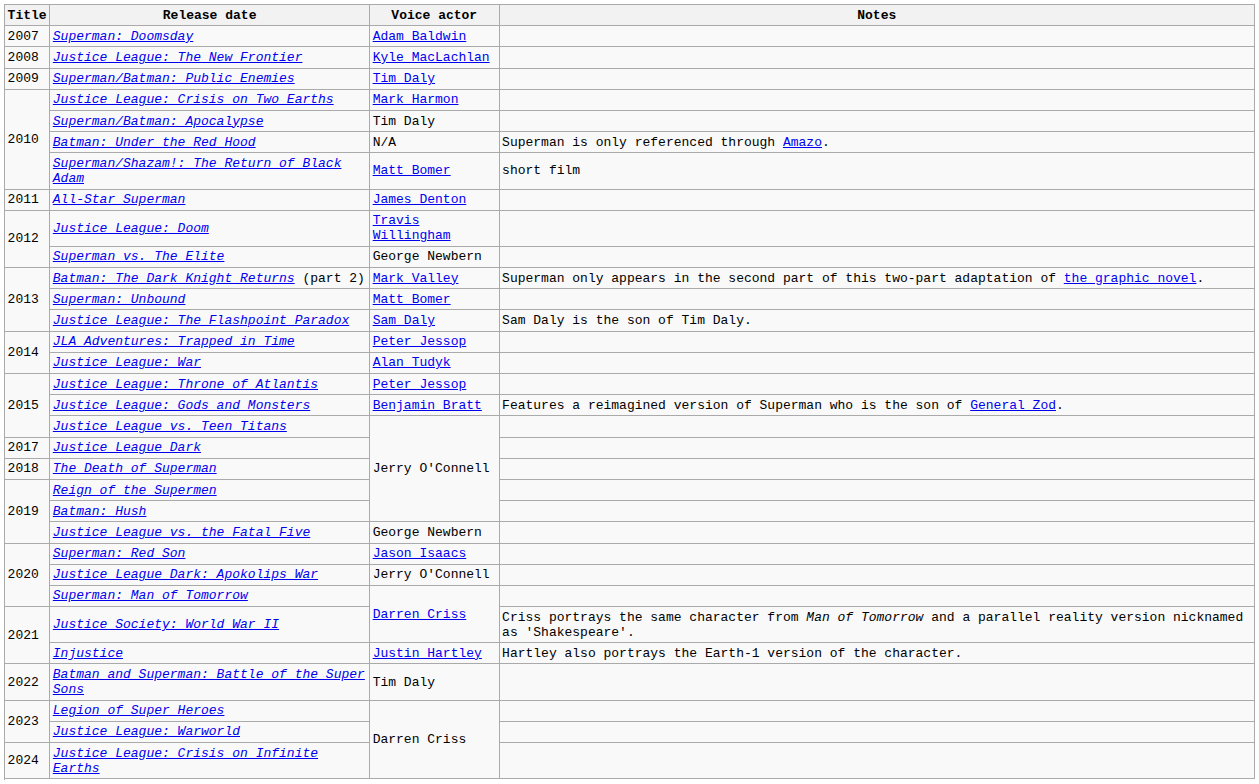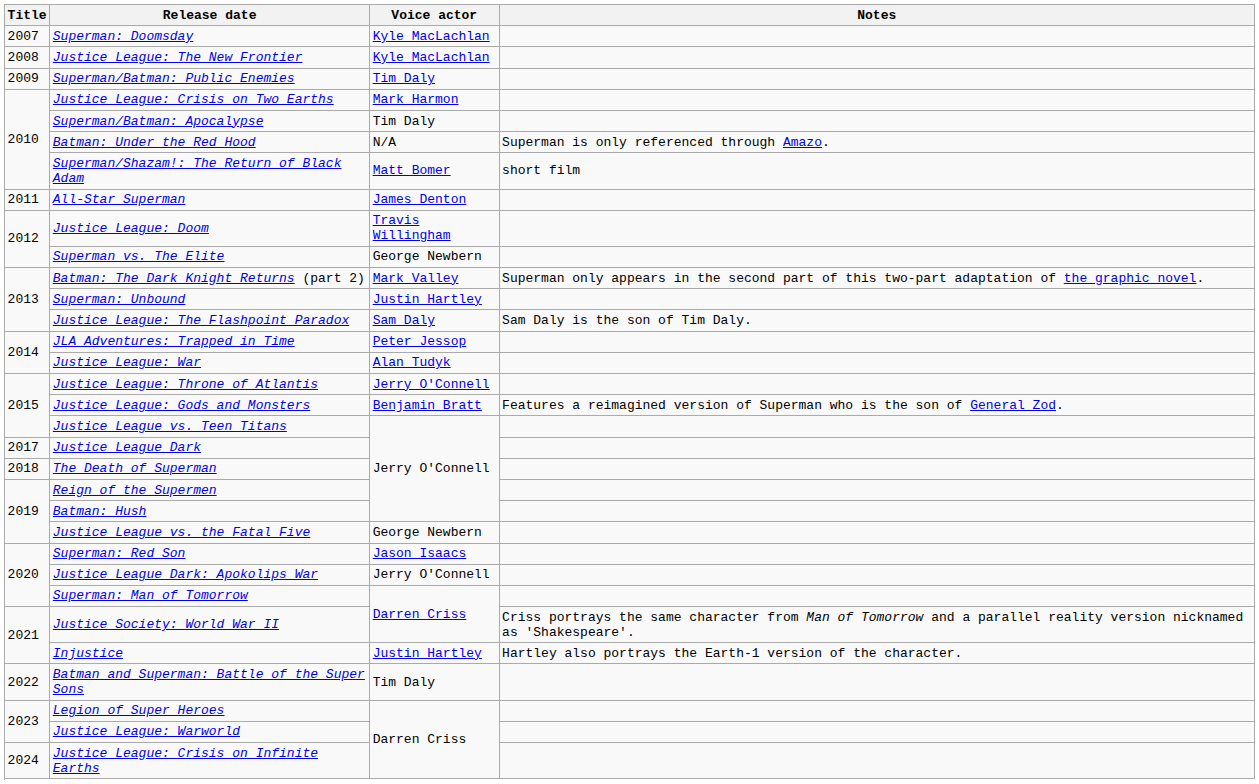(419, 36) Adam Baldwin -> (431, 36) Kyle MacLachlan
(412, 299) Matt Bomer -> (427, 299) Justin Hartley
(419, 384) Peter Jessop -> (431, 384) Jerry O'Connell
